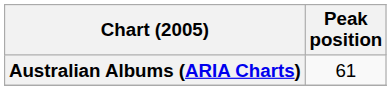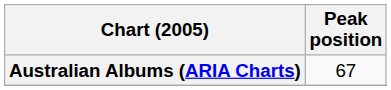(346, 70) 61 -> (346, 70) 67
